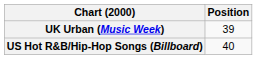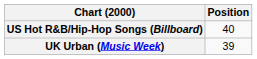rows swapped: (105, 29) <-> (105, 46)
